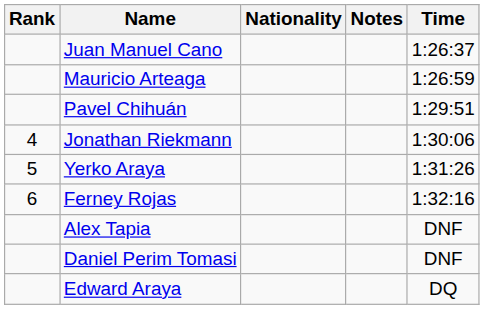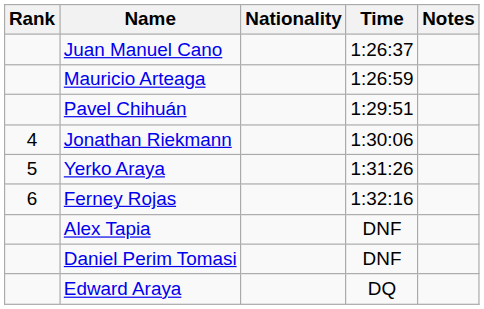columns swapped: (443, 19) <-> (377, 19)
